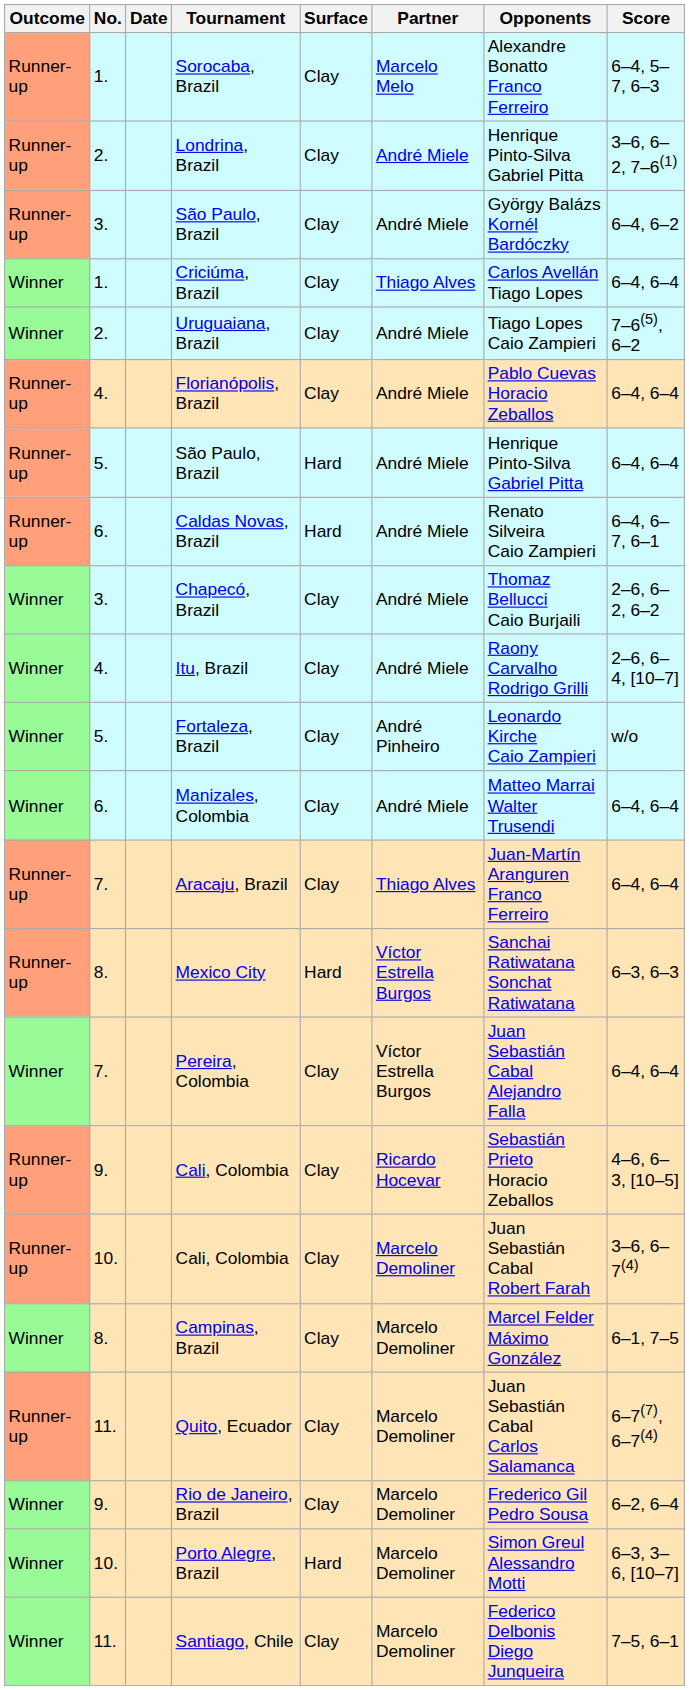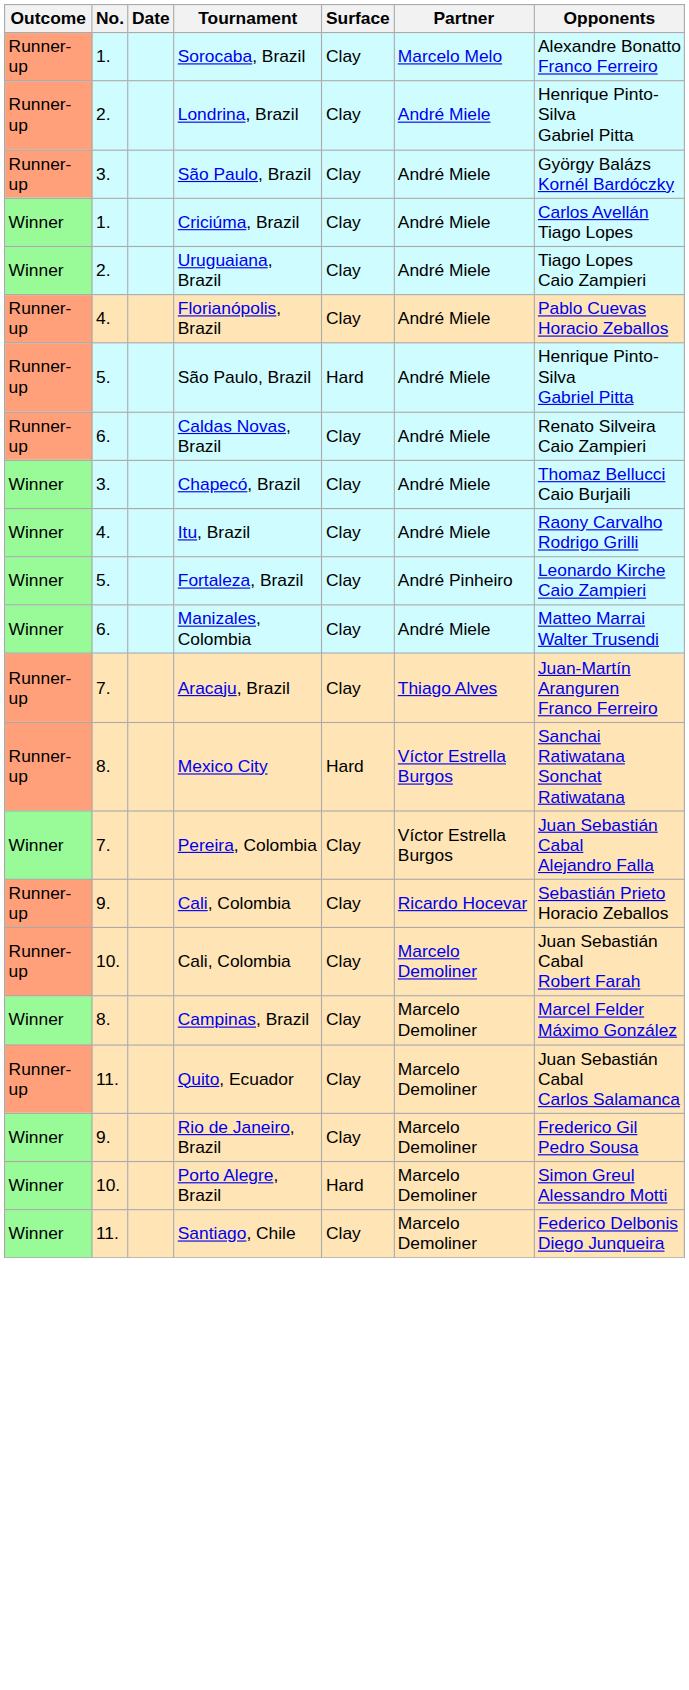- column: (646, 18)
(426, 282) Thiago Alves -> (444, 221) André Miele
(323, 530) Hard -> (343, 435) Clay
